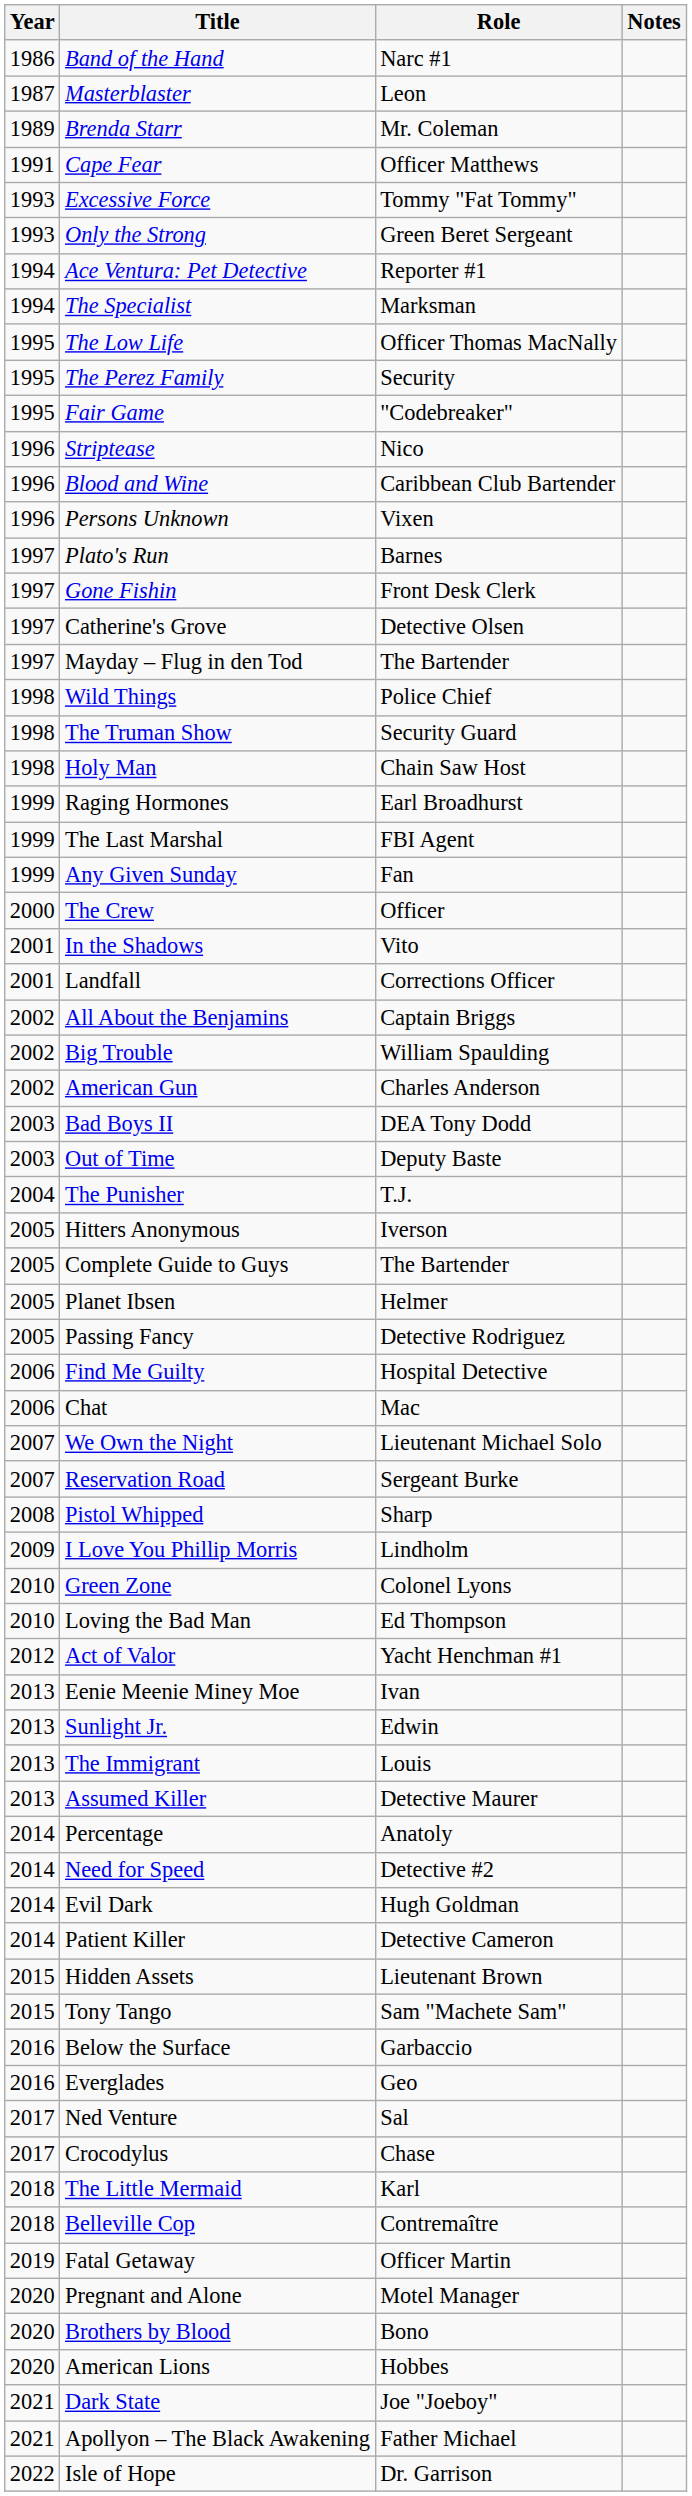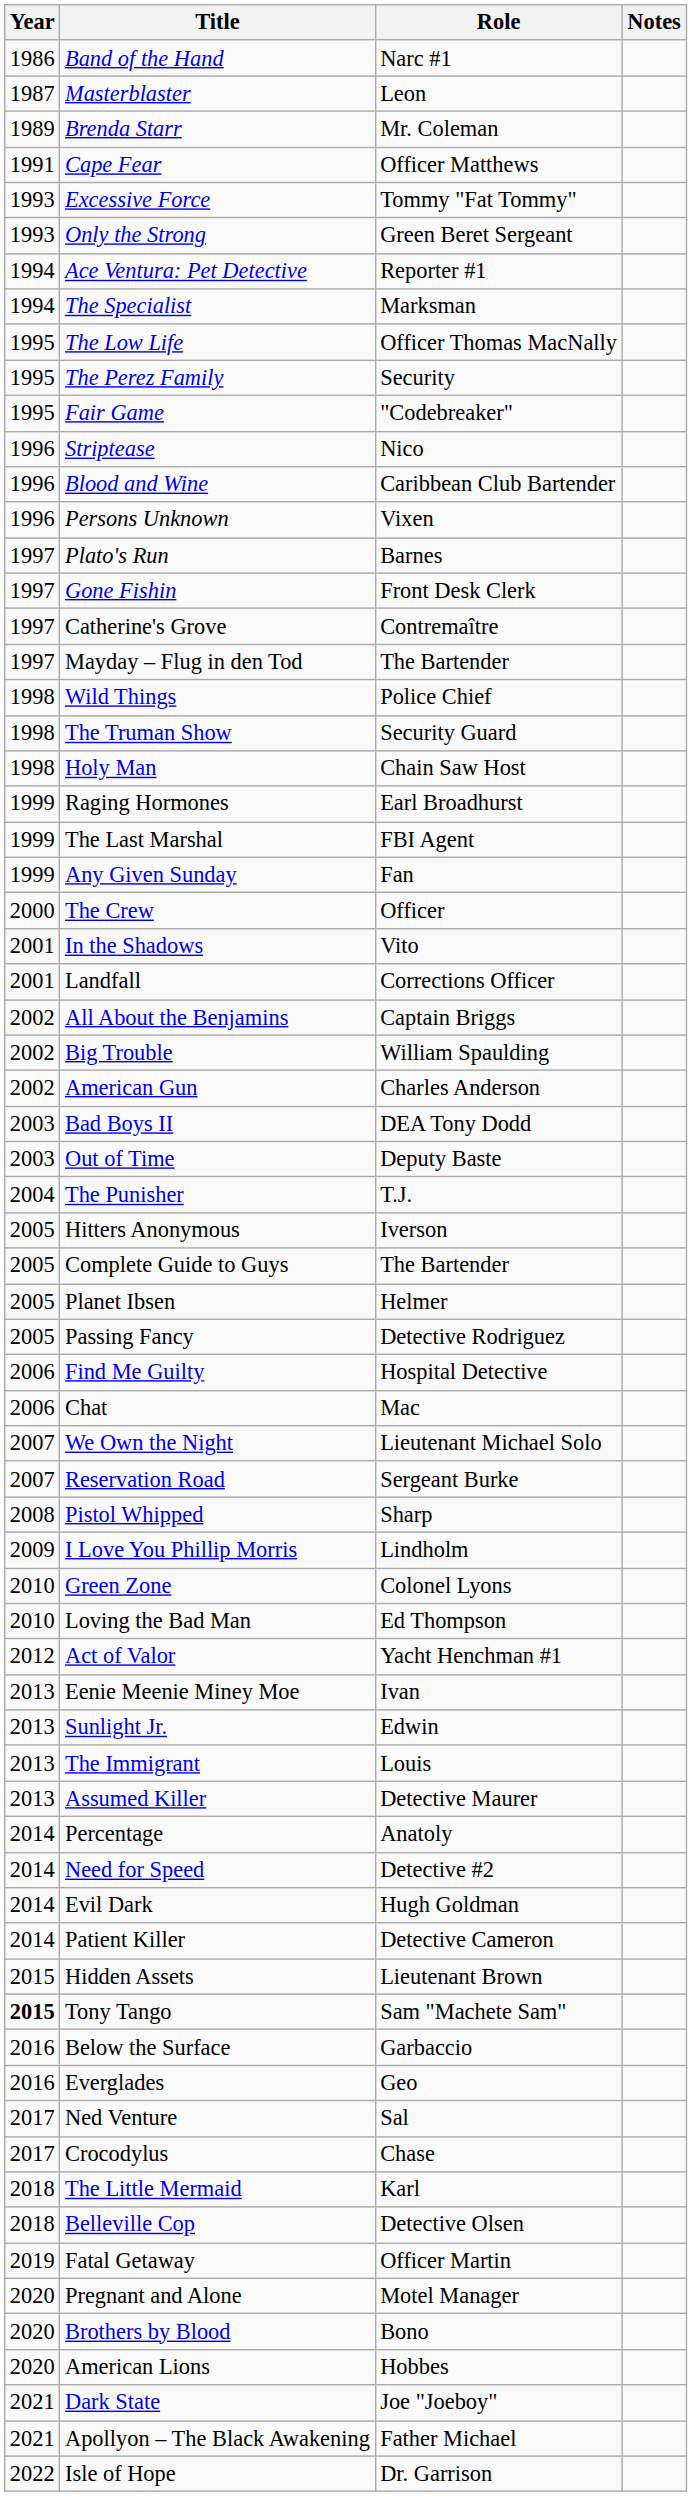(452, 626) Detective Olsen -> (439, 626) Contremaître
(32, 2011) normal -> (32, 2011) bold
(439, 2224) Contremaître -> (452, 2224) Detective Olsen
